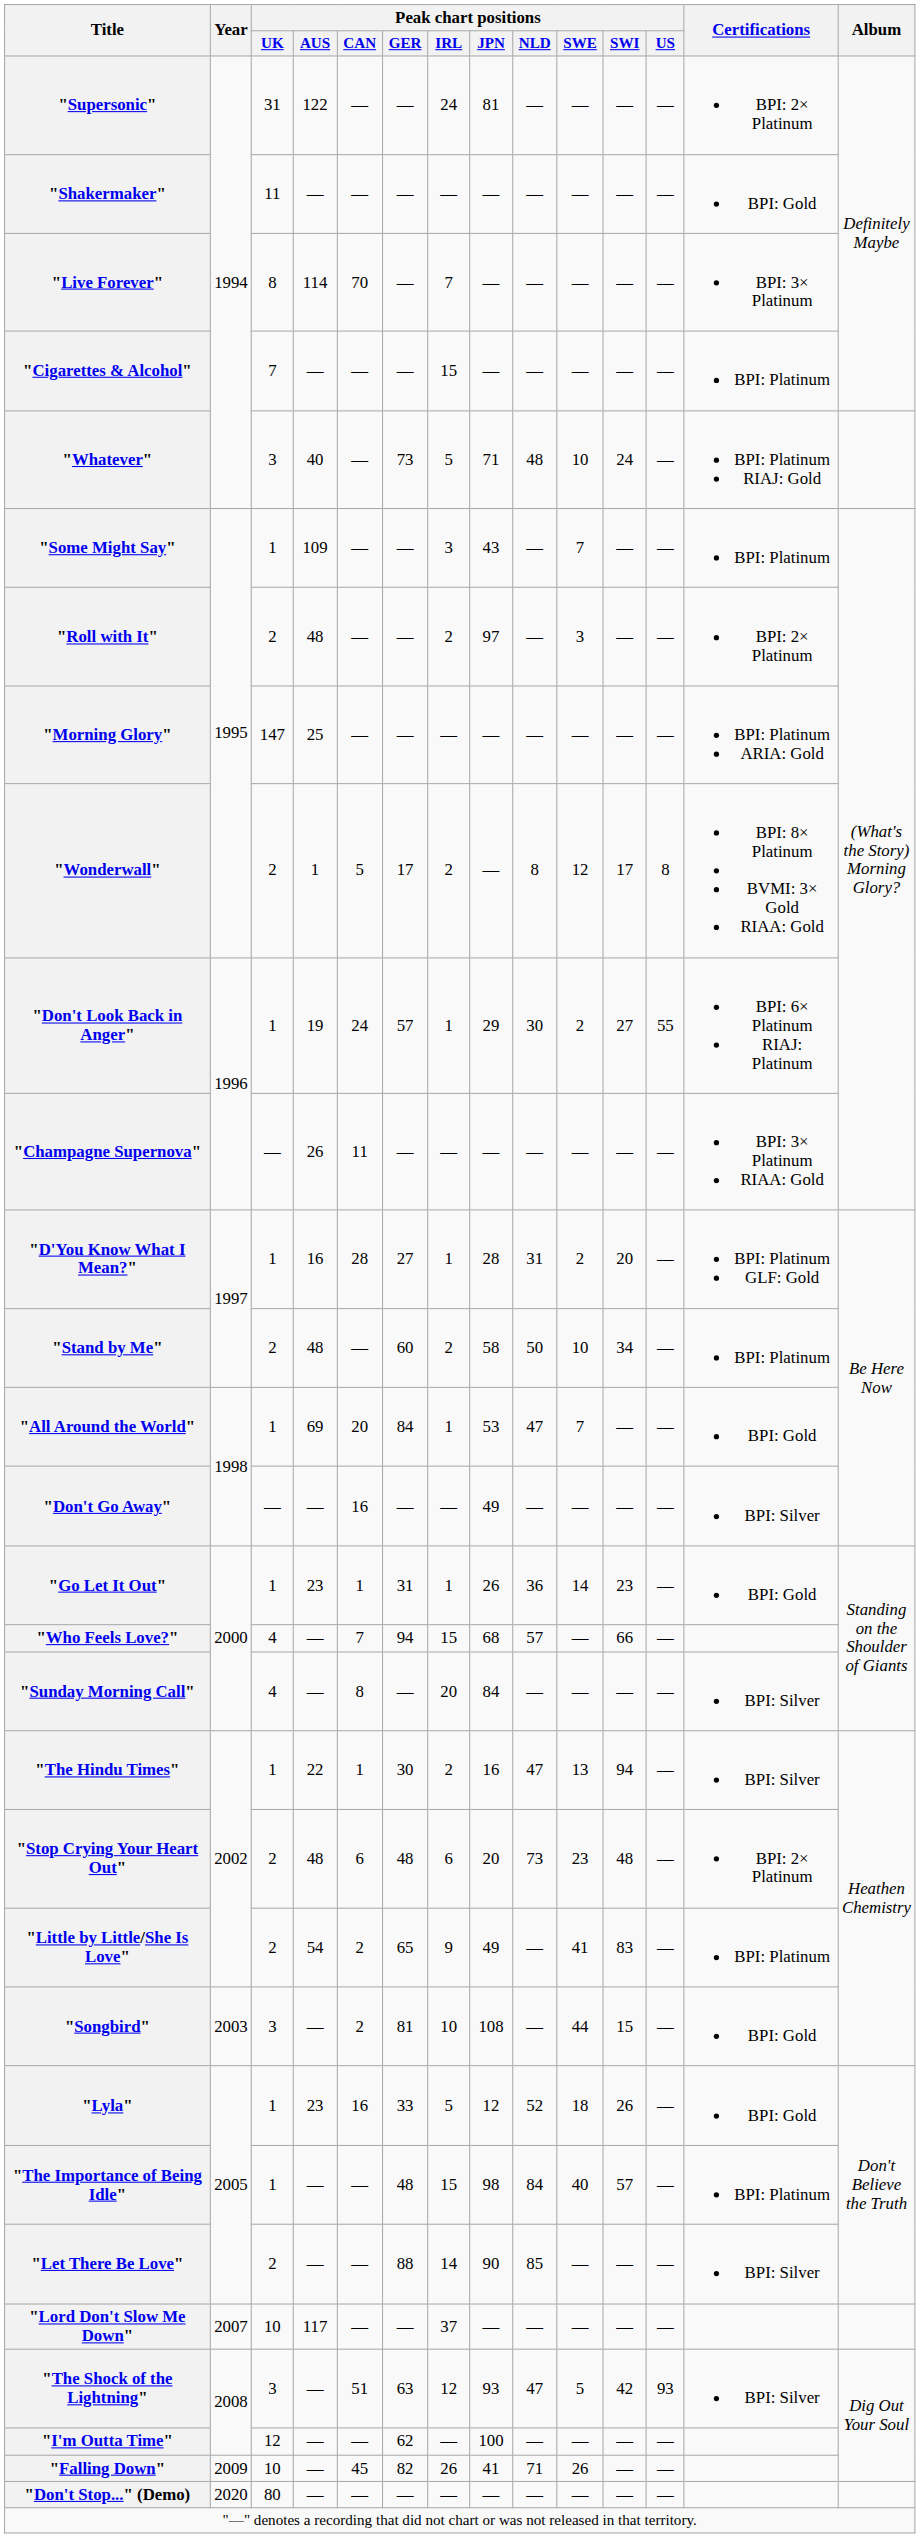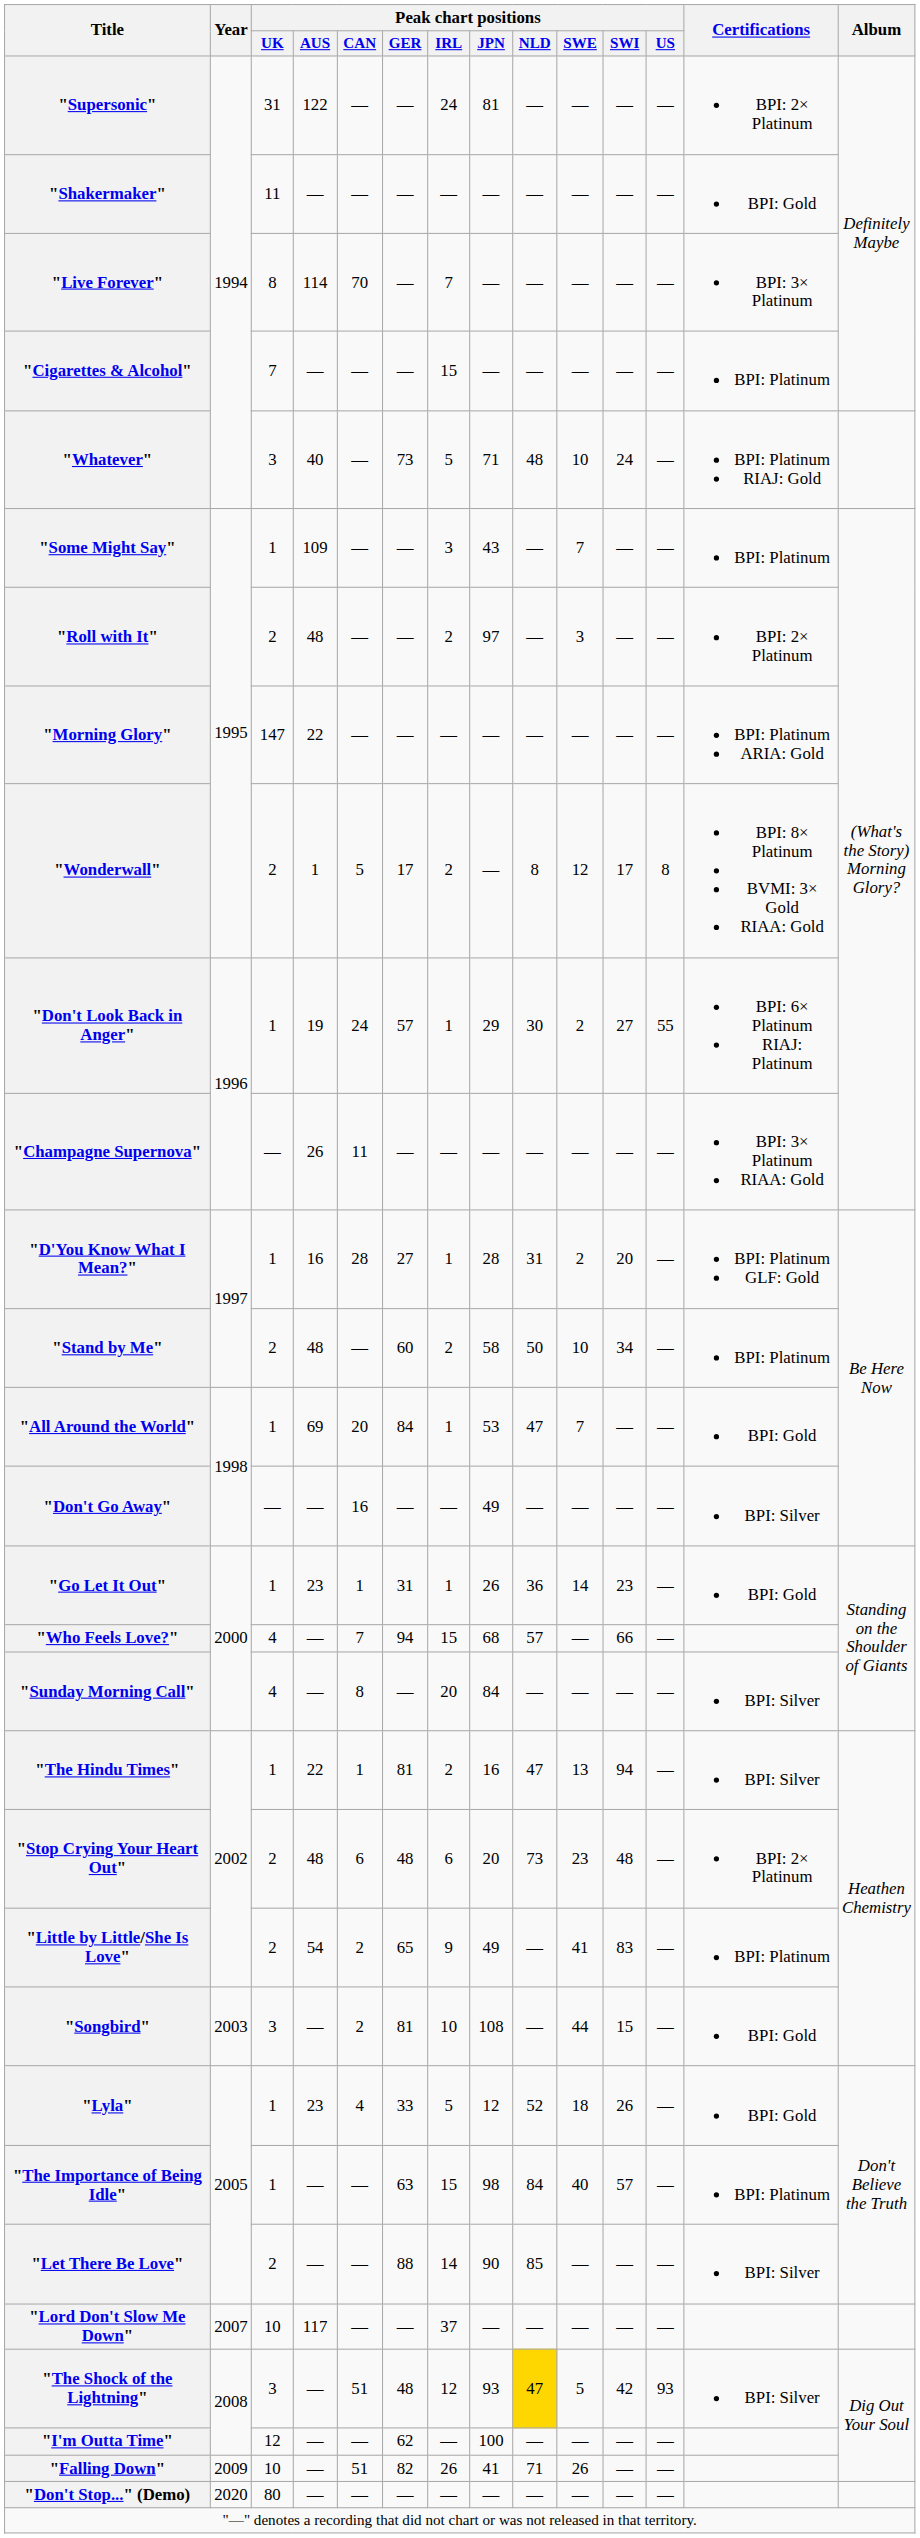(315, 734) 25 -> (315, 734) 22
(405, 1770) 30 -> (405, 1770) 81
(360, 2105) 16 -> (360, 2105) 4
(405, 2184) 48 -> (405, 2184) 63
(405, 2388) 63 -> (405, 2388) 48
(535, 2388) no background -> (535, 2388) gold background
(360, 2468) 45 -> (360, 2468) 51
